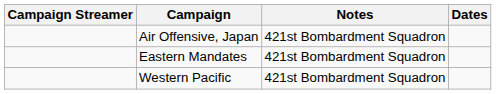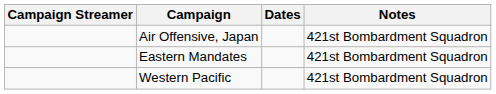columns swapped: (470, 15) <-> (355, 15)
